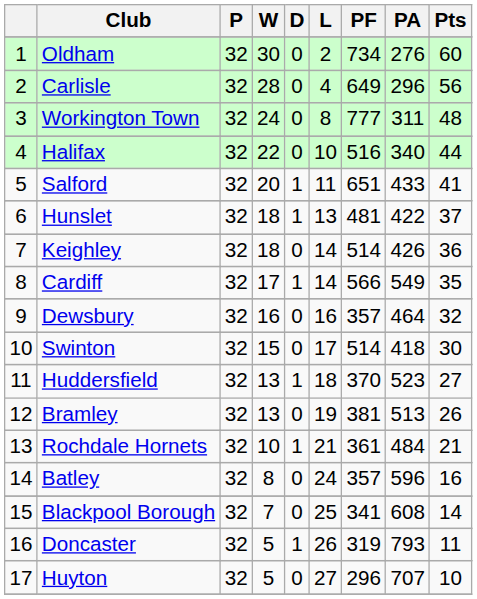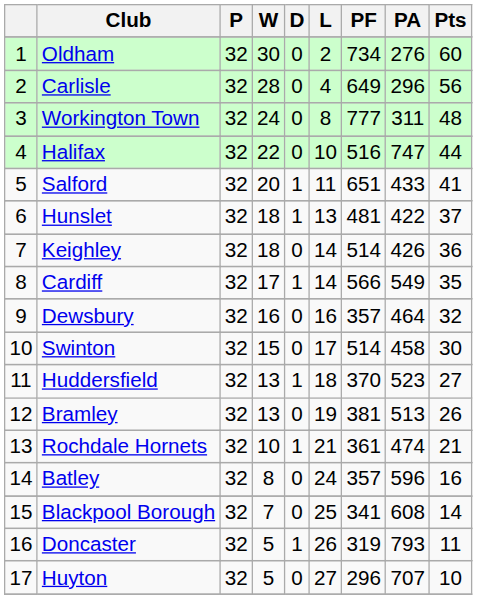(408, 151) 340 -> (408, 151) 747
(408, 348) 418 -> (408, 348) 458
(408, 446) 484 -> (408, 446) 474
